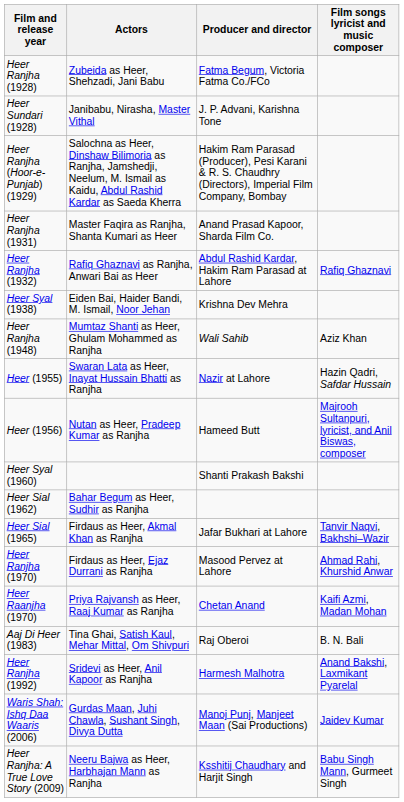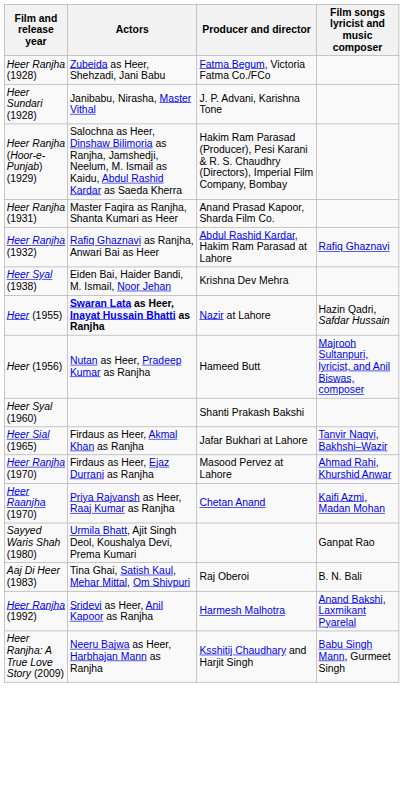- row: (23, 338)
(125, 378) normal -> (130, 315) bold
- row: (28, 504)
+ row: (34, 543)
- row: (35, 720)
